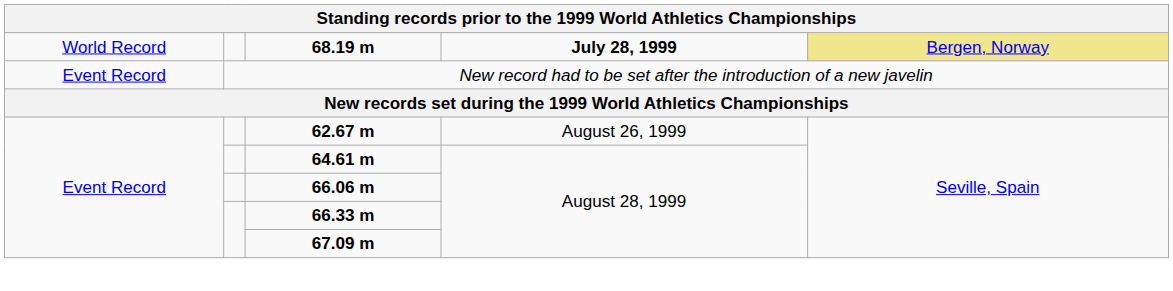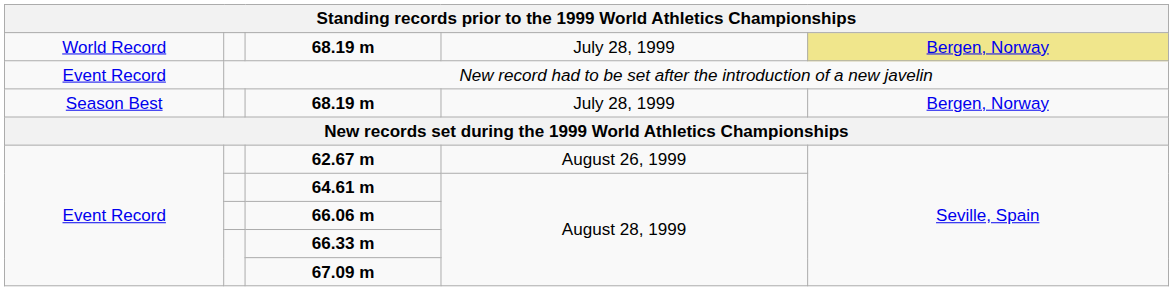(624, 46) bold -> (624, 46) normal
+ row: (114, 102)
